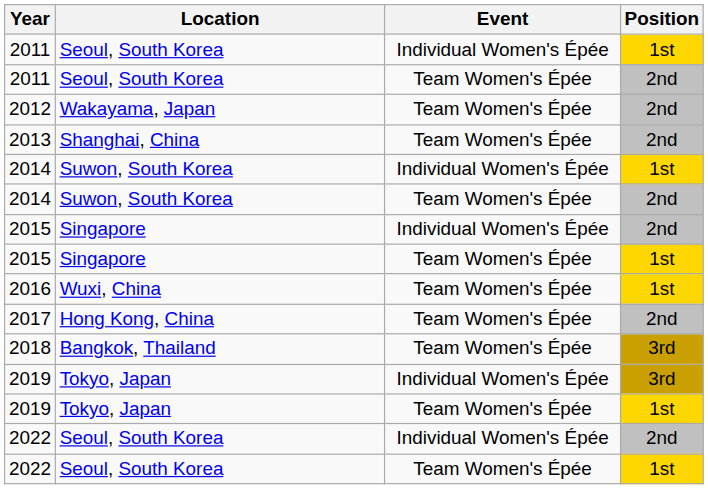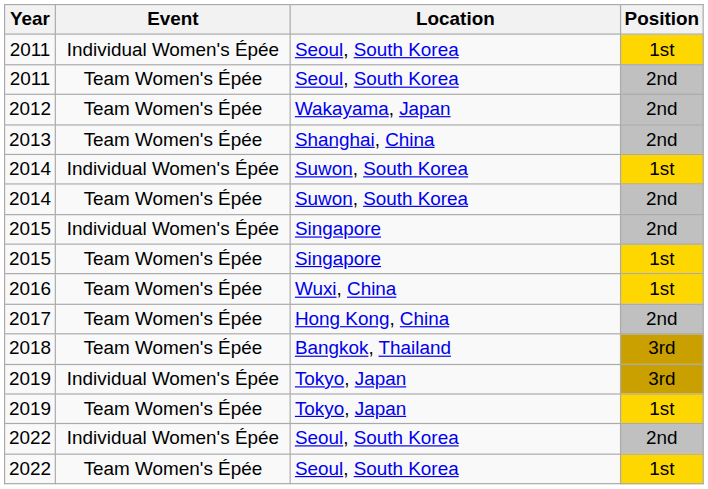columns swapped: (220, 19) <-> (503, 19)
